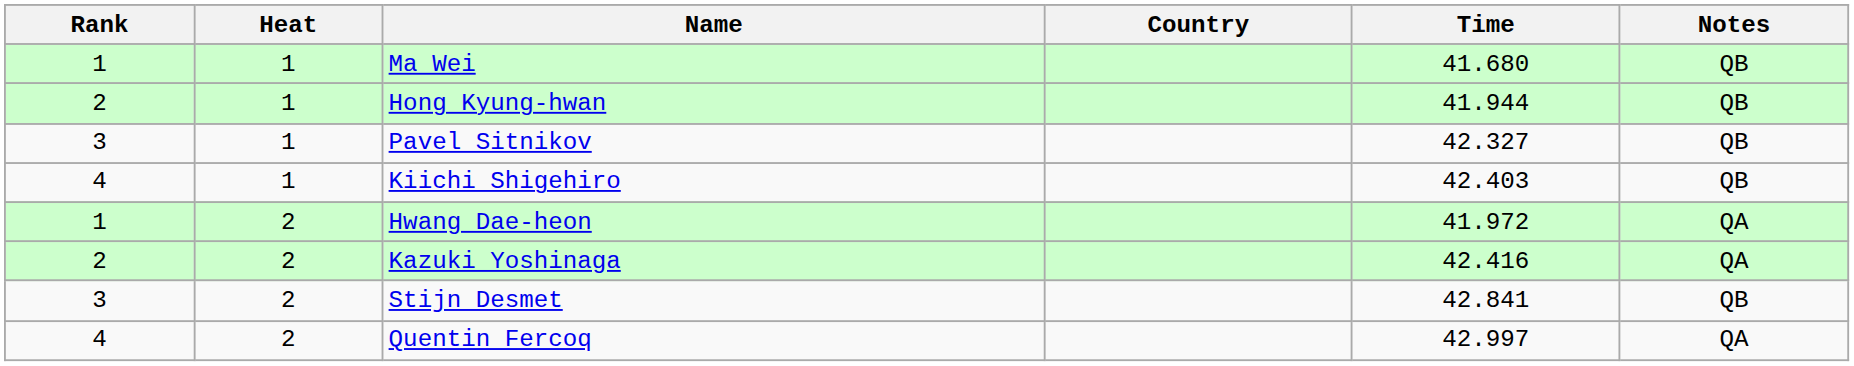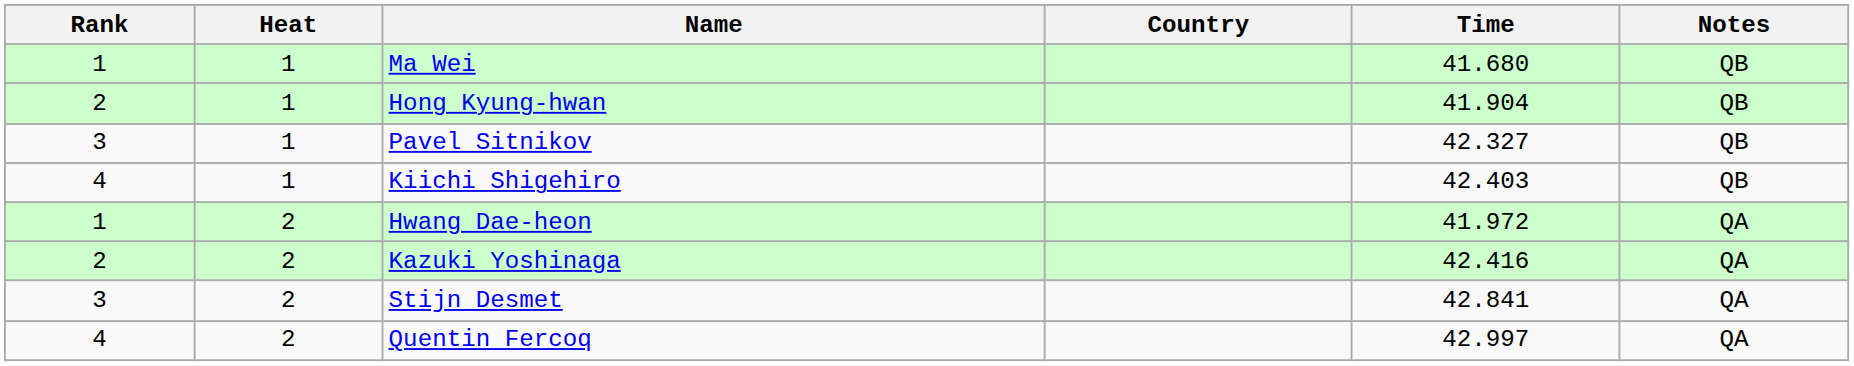(1486, 103) 41.944 -> (1486, 103) 41.904
(1734, 300) QB -> (1734, 300) QA
